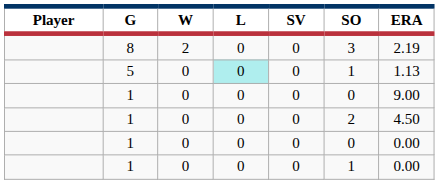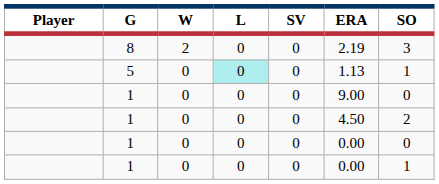columns swapped: (407, 20) <-> (351, 20)
